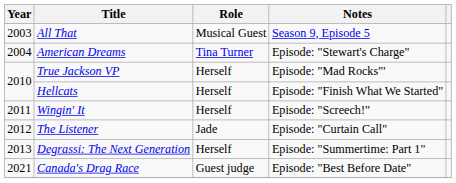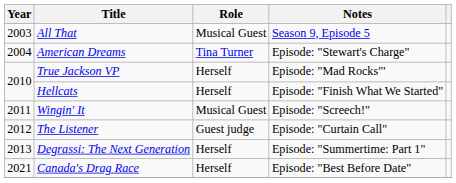(214, 110) Herself -> (231, 110) Musical Guest
(207, 129) Jade -> (225, 129) Guest judge
(225, 168) Guest judge -> (214, 168) Herself
